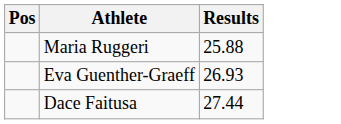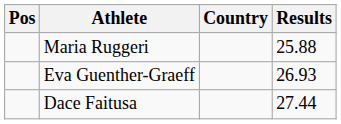+ column: (236, 18)
